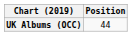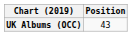(105, 25) 44 -> (105, 25) 43
